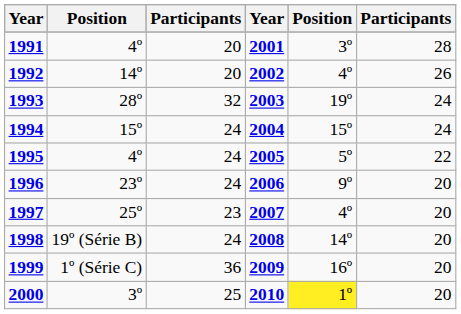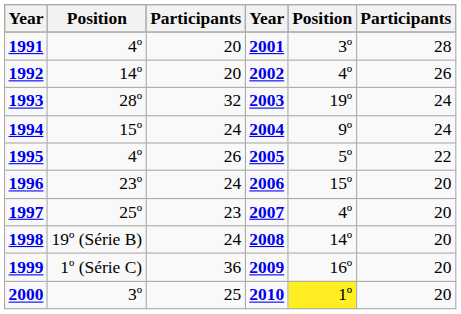(341, 128) 15º -> (345, 128) 9º
(233, 156) 24 -> (233, 156) 26
(345, 184) 9º -> (341, 184) 15º
